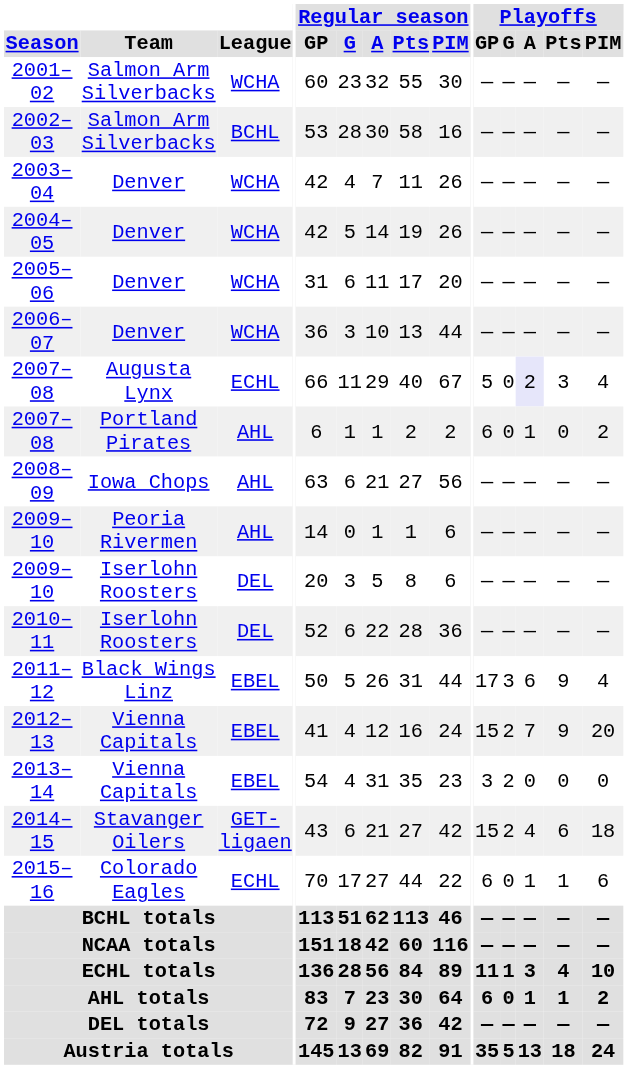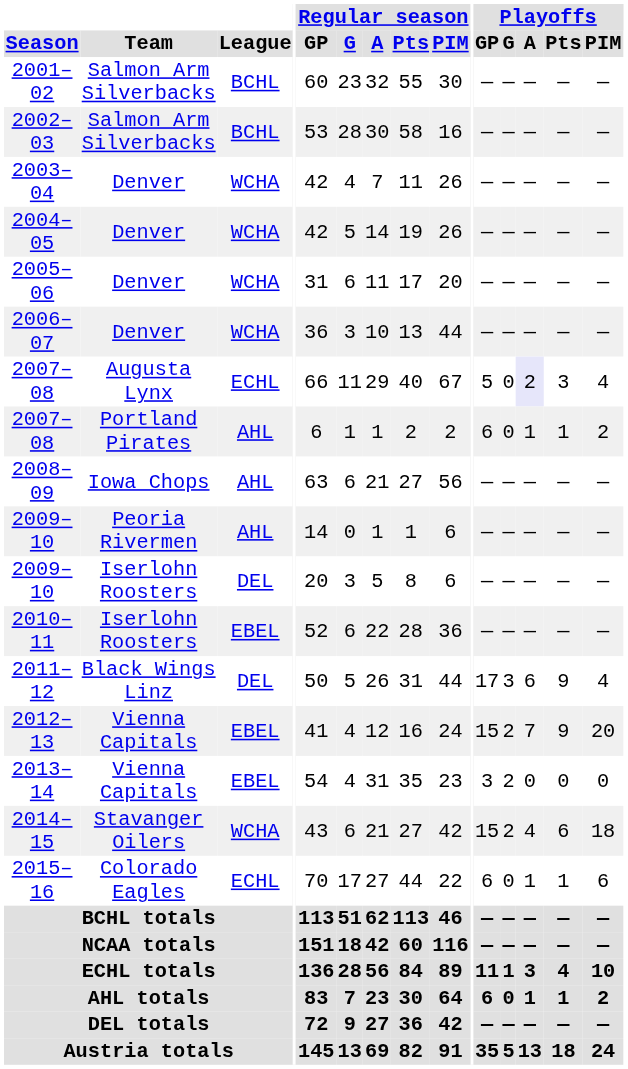(255, 82) WCHA -> (255, 82) BCHL
(563, 431) 0 -> (563, 431) 1
(255, 631) DEL -> (255, 631) EBEL
(255, 681) EBEL -> (255, 681) DEL
(255, 831) GET-ligaen -> (255, 831) WCHA
